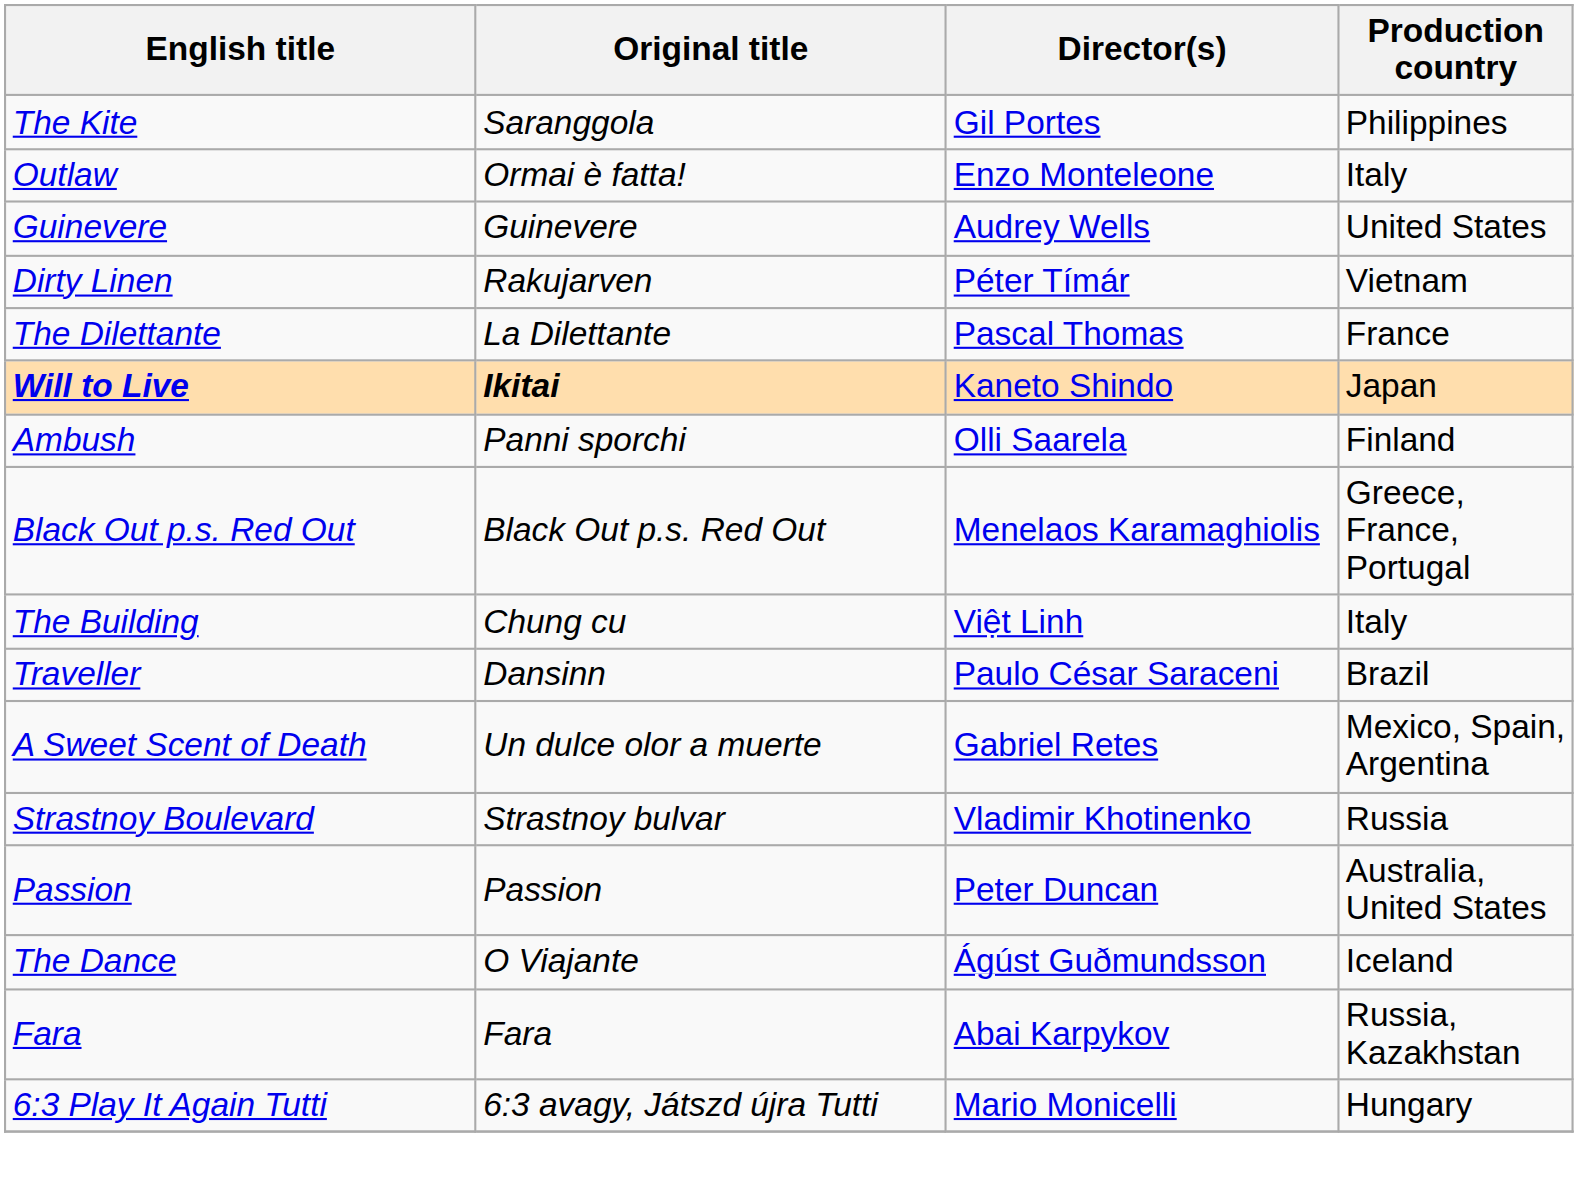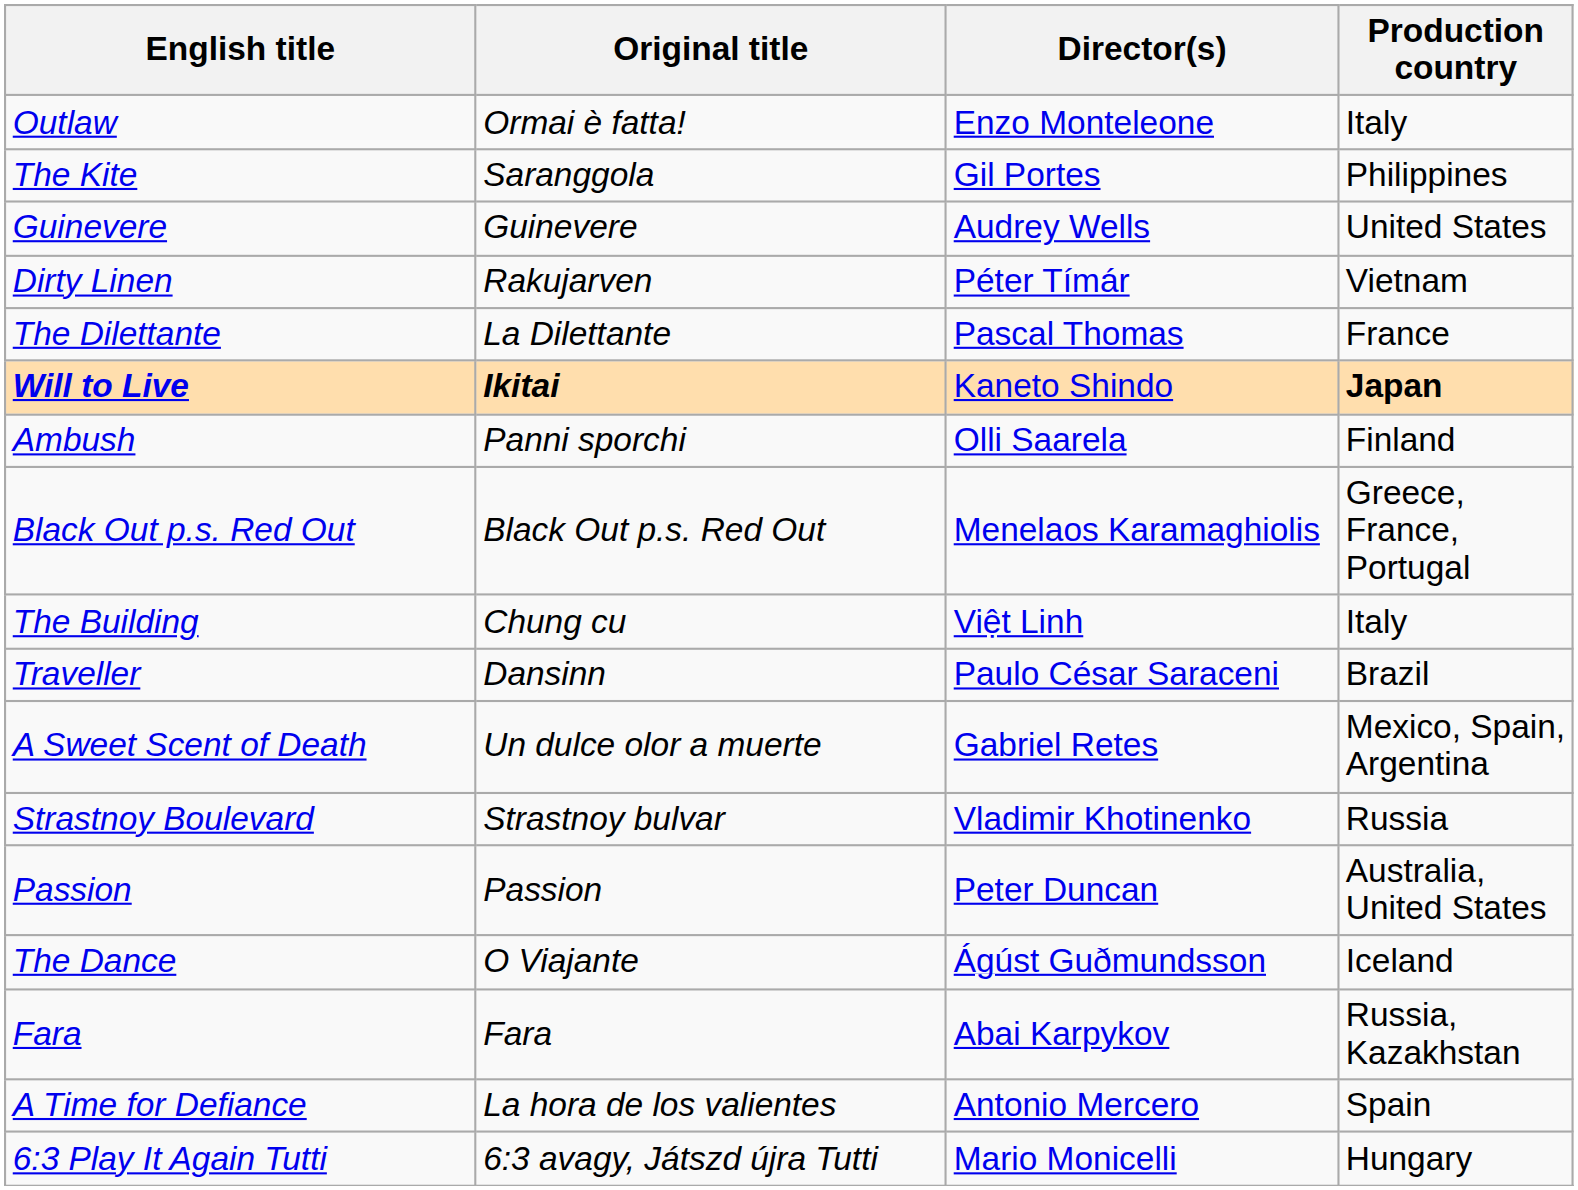rows swapped: (75, 121) <-> (65, 174)
(1391, 386) normal -> (1394, 386) bold
+ row: (160, 1105)
